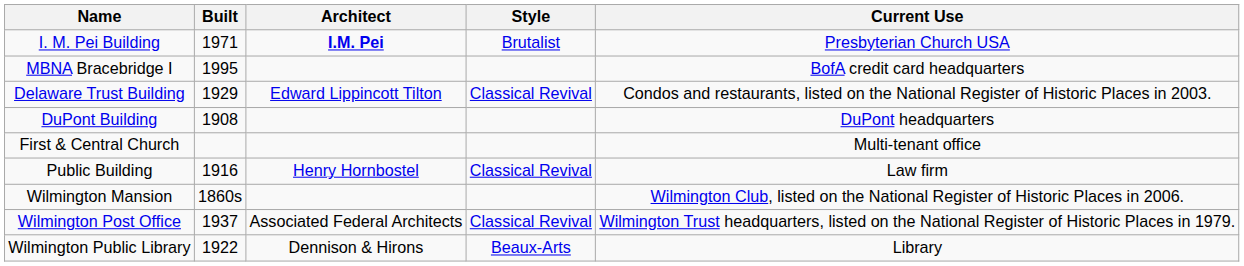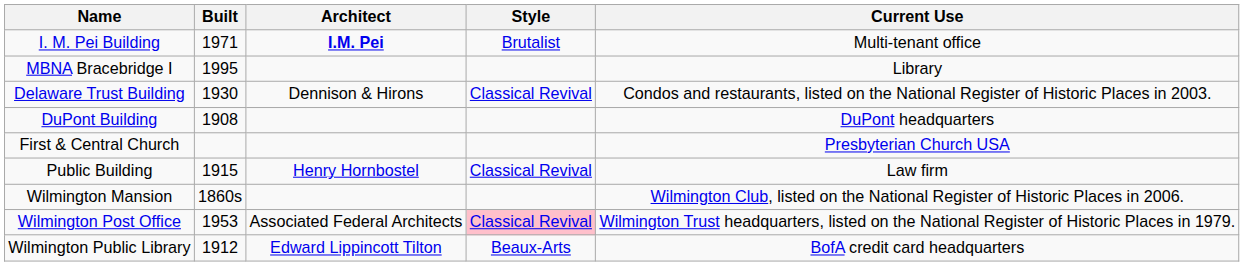(917, 42) Presbyterian Church USA -> (917, 42) Multi-tenant office
(917, 68) BofA credit card headquarters -> (917, 68) Library
(220, 94) 1929 -> (220, 94) 1930
(356, 94) Edward Lippincott Tilton -> (356, 94) Dennison & Hirons
(917, 145) Multi-tenant office -> (917, 145) Presbyterian Church USA
(220, 171) 1916 -> (220, 171) 1915
(220, 222) 1937 -> (220, 222) 1953
(531, 222) no background -> (531, 222) pink background
(220, 247) 1922 -> (220, 247) 1912
(356, 247) Dennison & Hirons -> (356, 247) Edward Lippincott Tilton
(917, 247) Library -> (917, 247) BofA credit card headquarters
